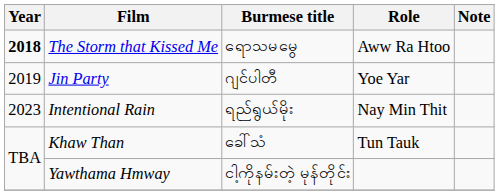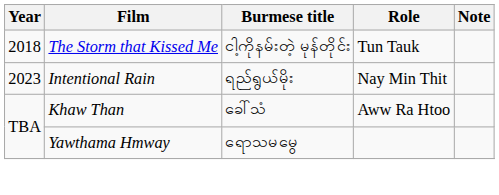(25, 46) bold -> (25, 46) normal
(262, 45) ရောသမမွေ -> (288, 45) ငါ့ကိုနမ်းတဲ့ မုန်တိုင်း
(404, 46) Aww Ra Htoo -> (388, 46) Tun Tauk
- row: (79, 78)
(388, 142) Tun Tauk -> (404, 110) Aww Ra Htoo
(288, 173) ငါ့ကိုနမ်းတဲ့ မုန်တိုင်း -> (262, 141) ရောသမမွေ
